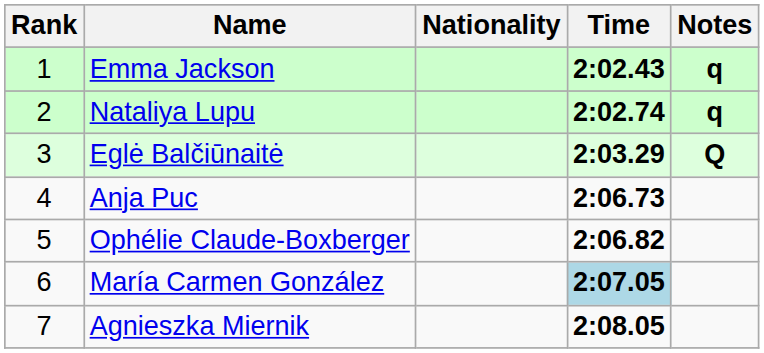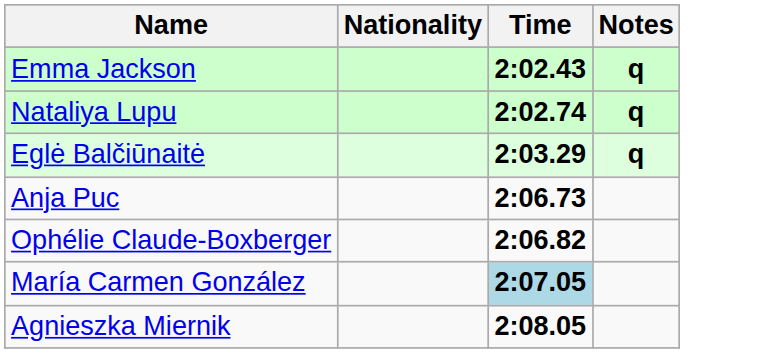- column: (44, 25)
(715, 154) Q -> (636, 154) q
